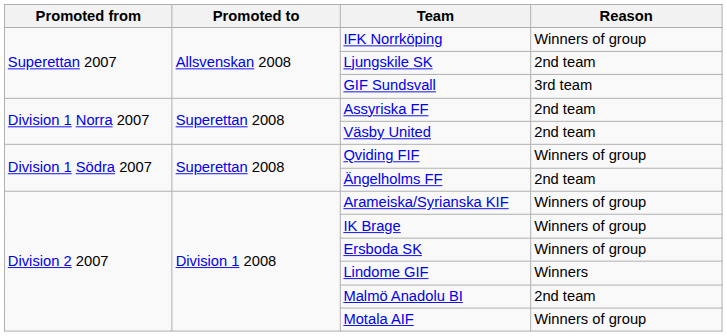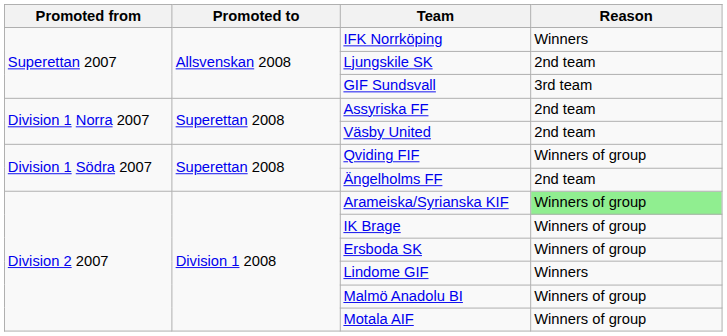(590, 39) Winners of group -> (561, 39) Winners
(590, 202) no background -> (590, 202) lightgreen background
(565, 296) 2nd team -> (590, 296) Winners of group
